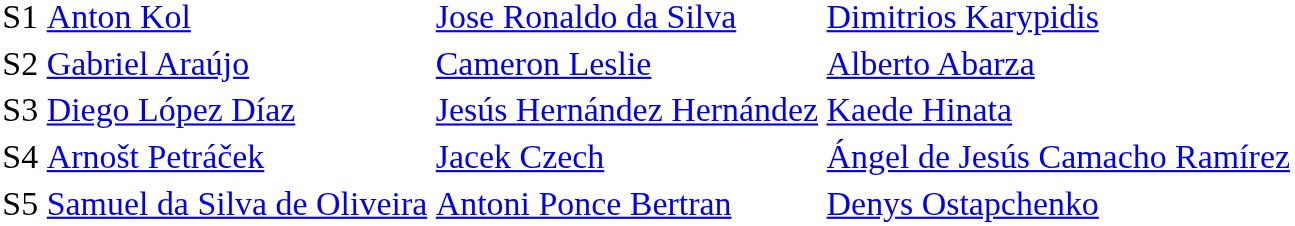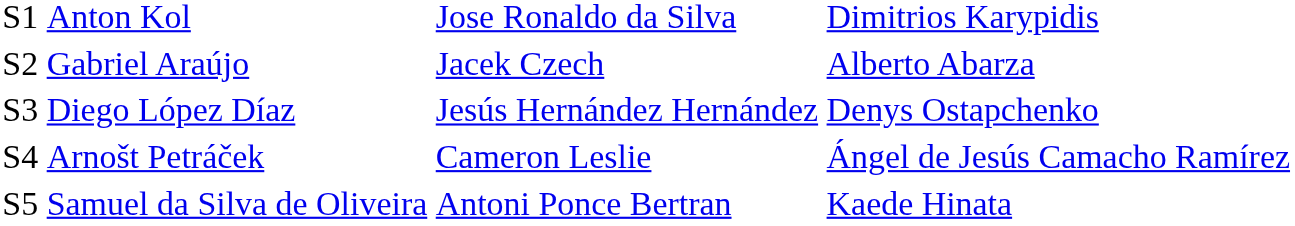(544, 63) Cameron Leslie -> (520, 63) Jacek Czech
(919, 110) Kaede Hinata -> (963, 110) Denys Ostapchenko
(520, 156) Jacek Czech -> (544, 156) Cameron Leslie
(963, 203) Denys Ostapchenko -> (919, 203) Kaede Hinata
